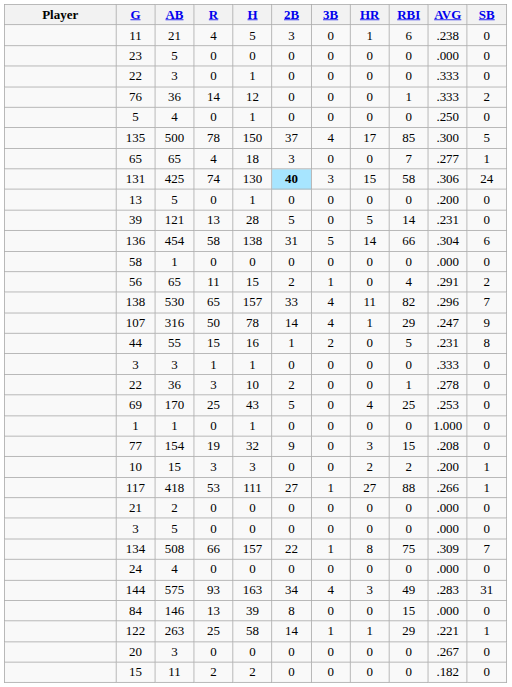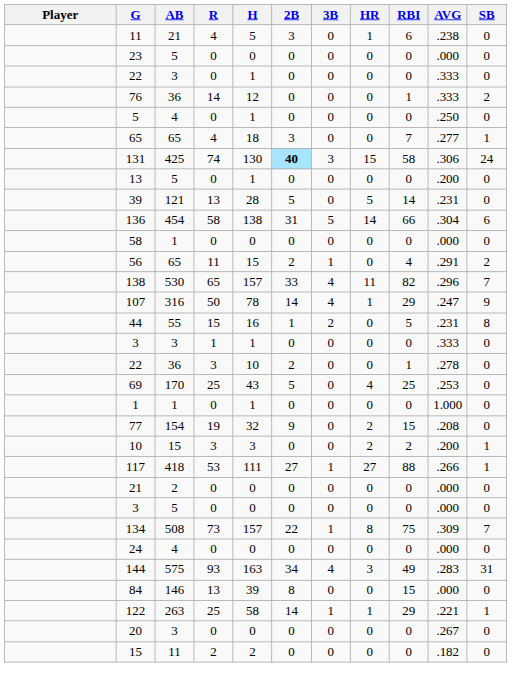- row: (135, 138)
(370, 446) 3 -> (370, 425) 2
(214, 549) 66 -> (214, 528) 73
